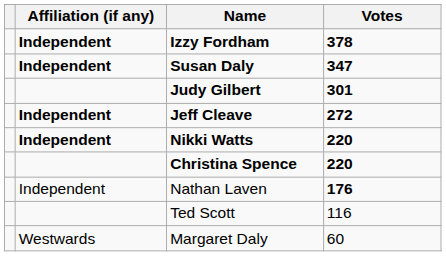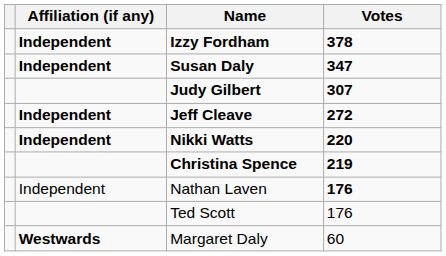(340, 90) 301 -> (340, 90) 307
(340, 164) 220 -> (340, 164) 219
(339, 213) 116 -> (340, 213) 176
(57, 238) normal -> (60, 238) bold
